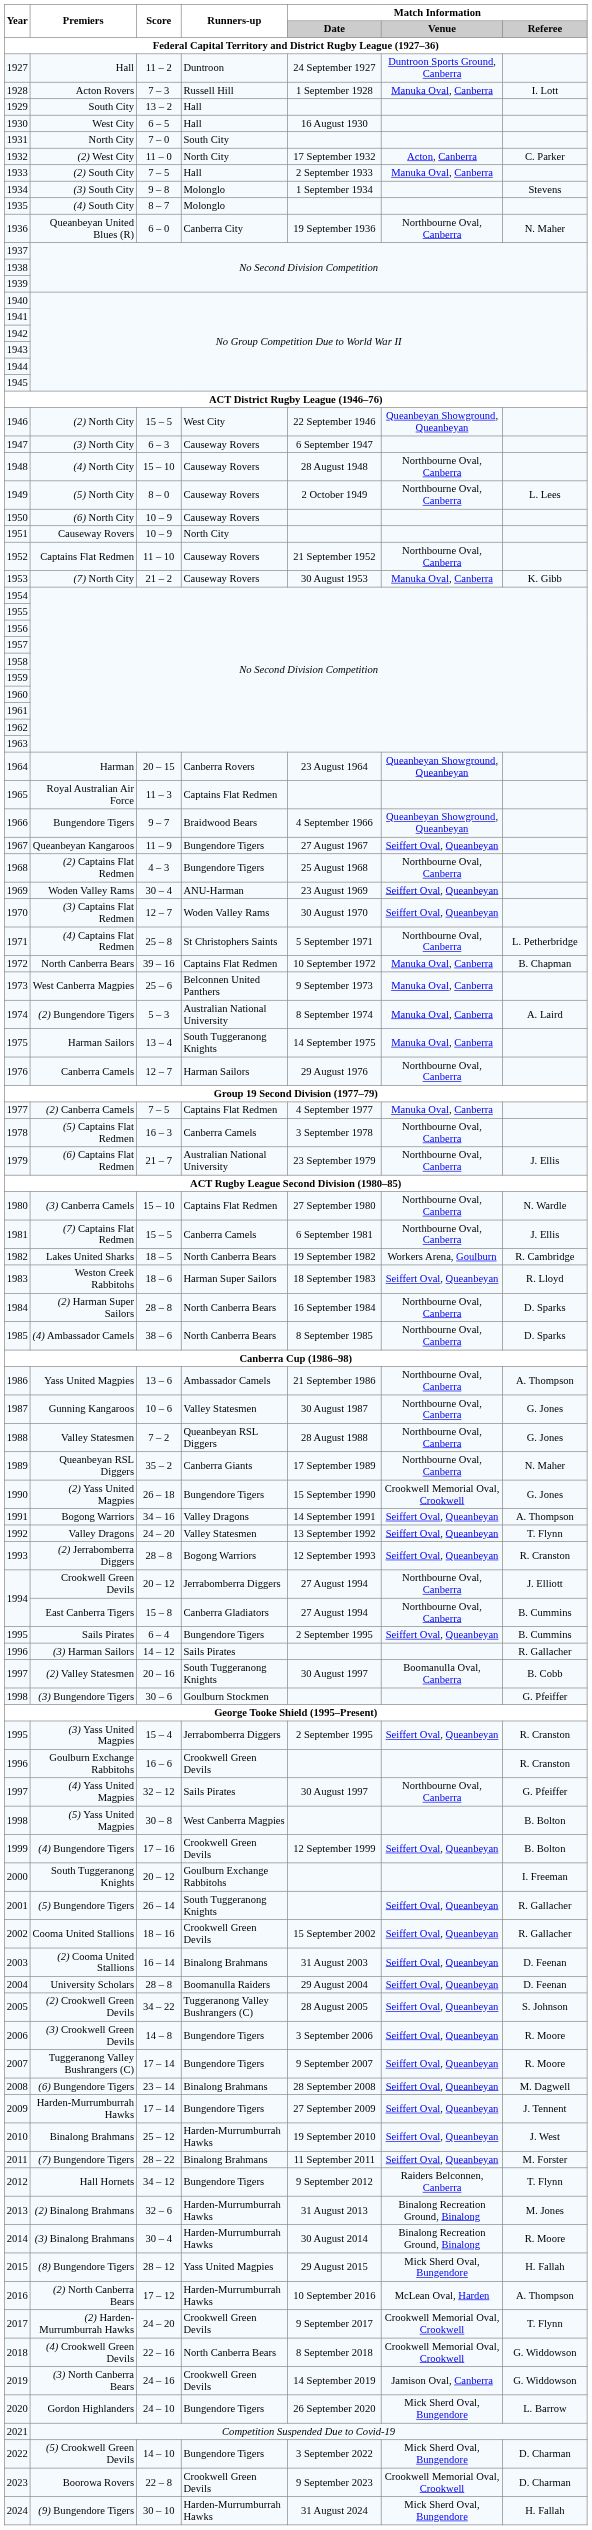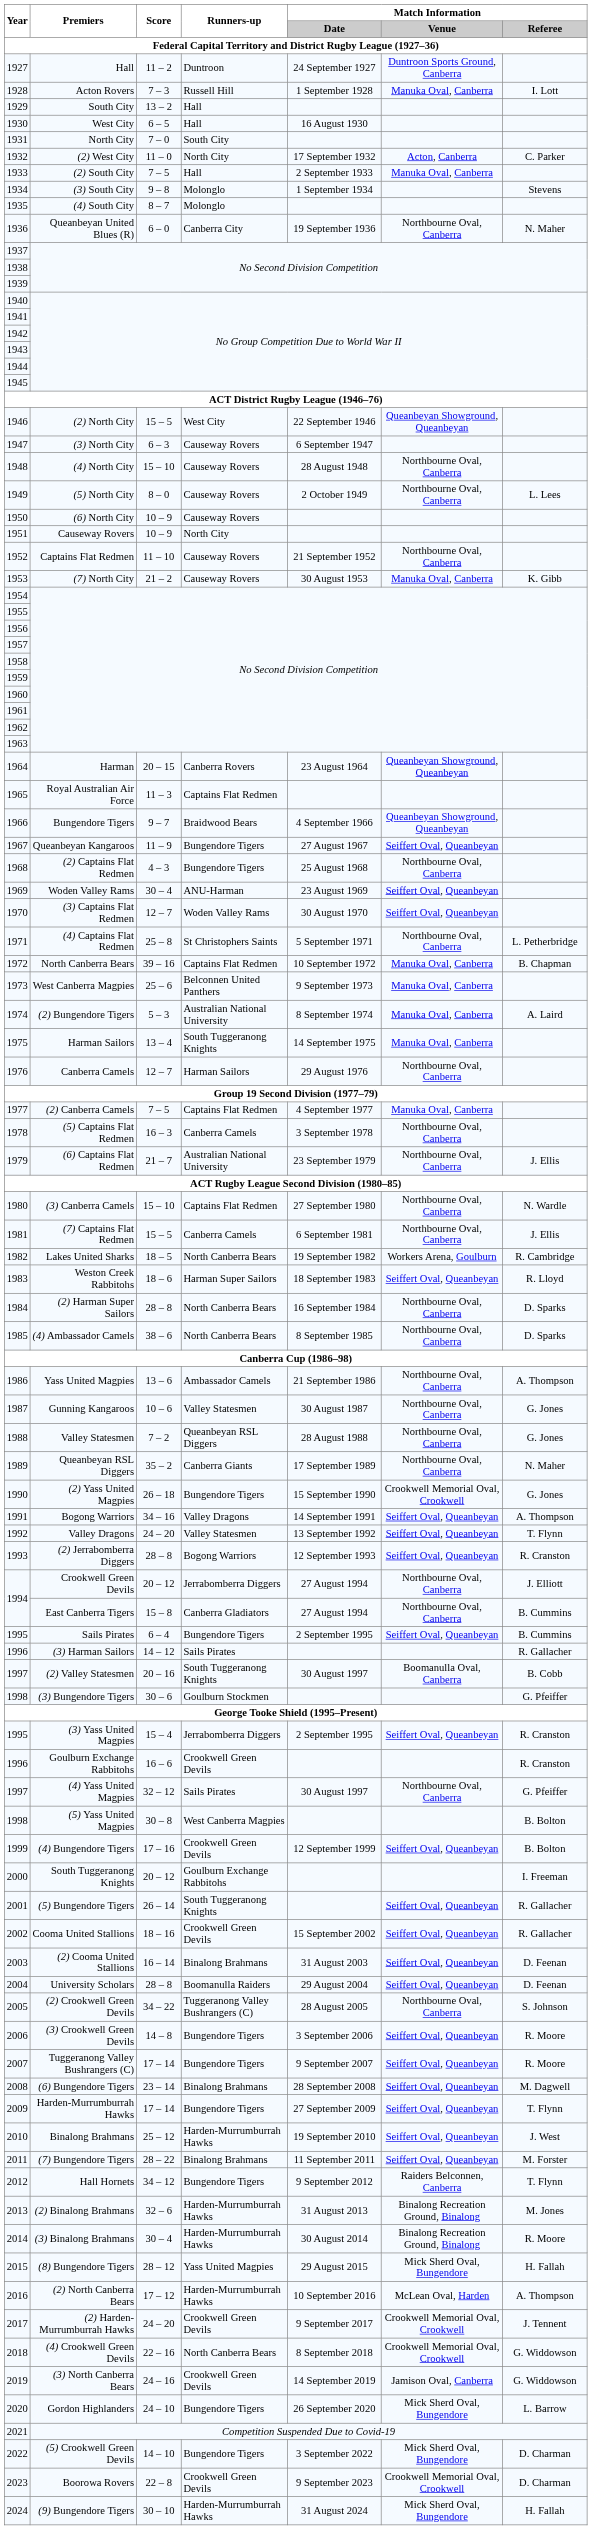(442, 2007) Seiffert Oval, Queanbeyan -> (442, 2007) Northbourne Oval, Canberra
(545, 2108) J. Tennent -> (545, 2108) T. Flynn
(545, 2324) T. Flynn -> (545, 2324) J. Tennent
